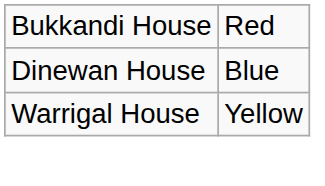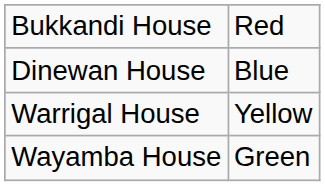+ row: (116, 157)
